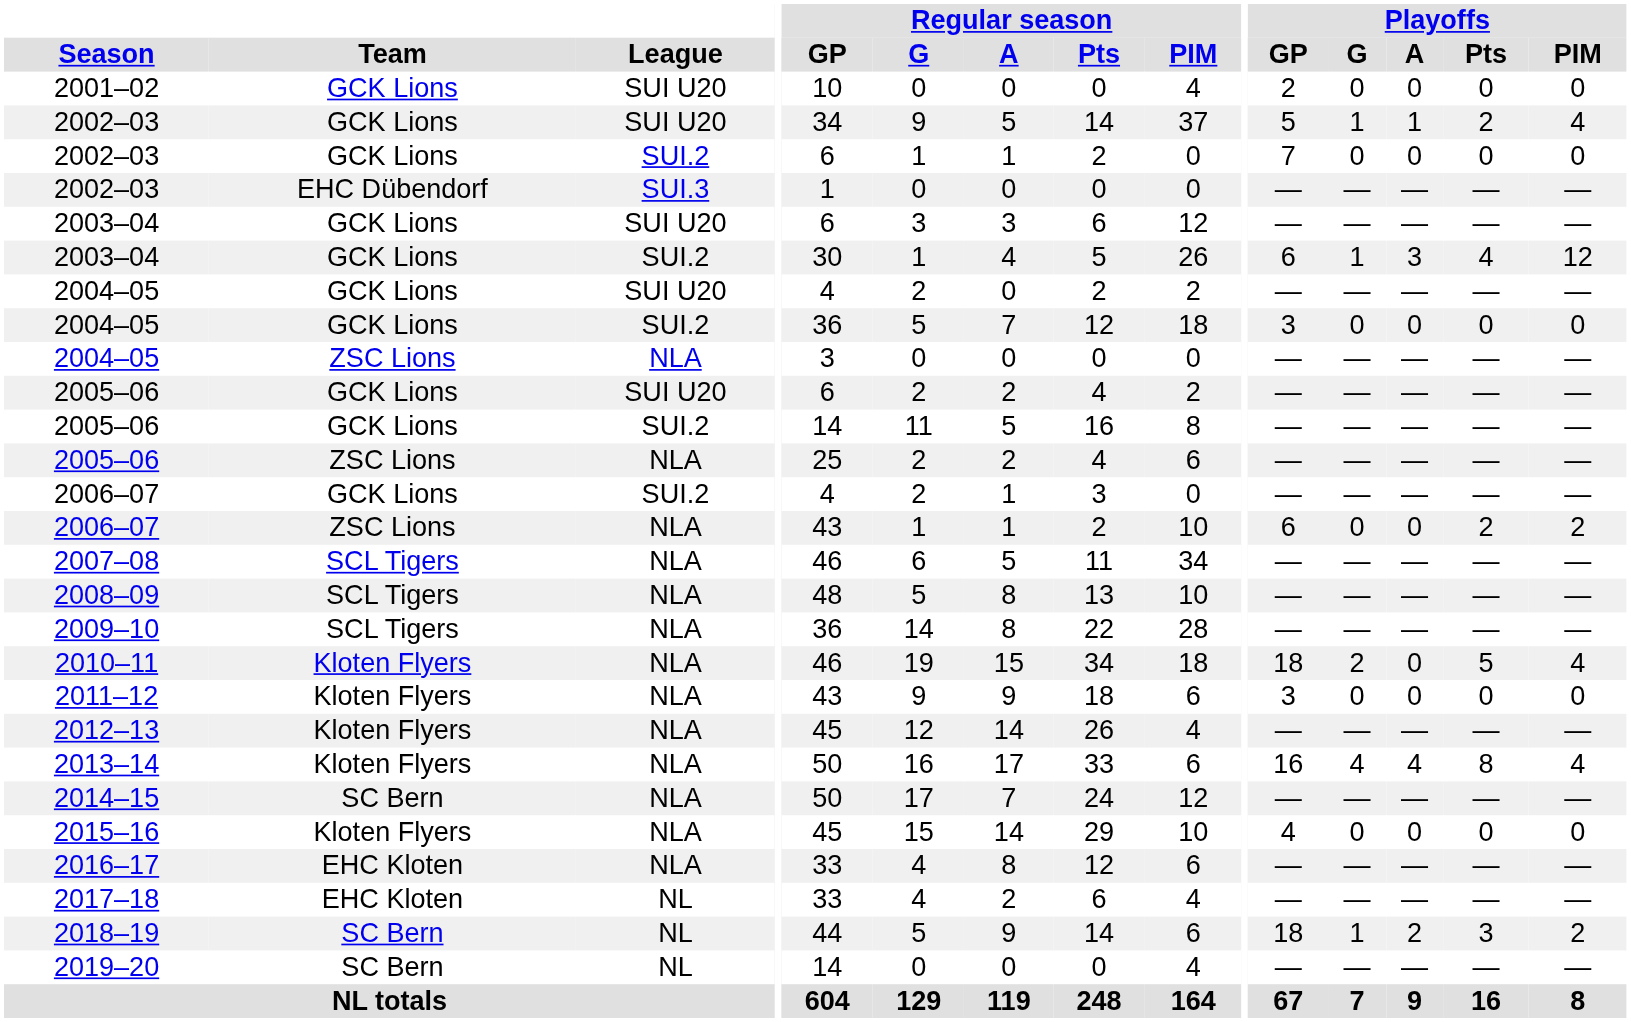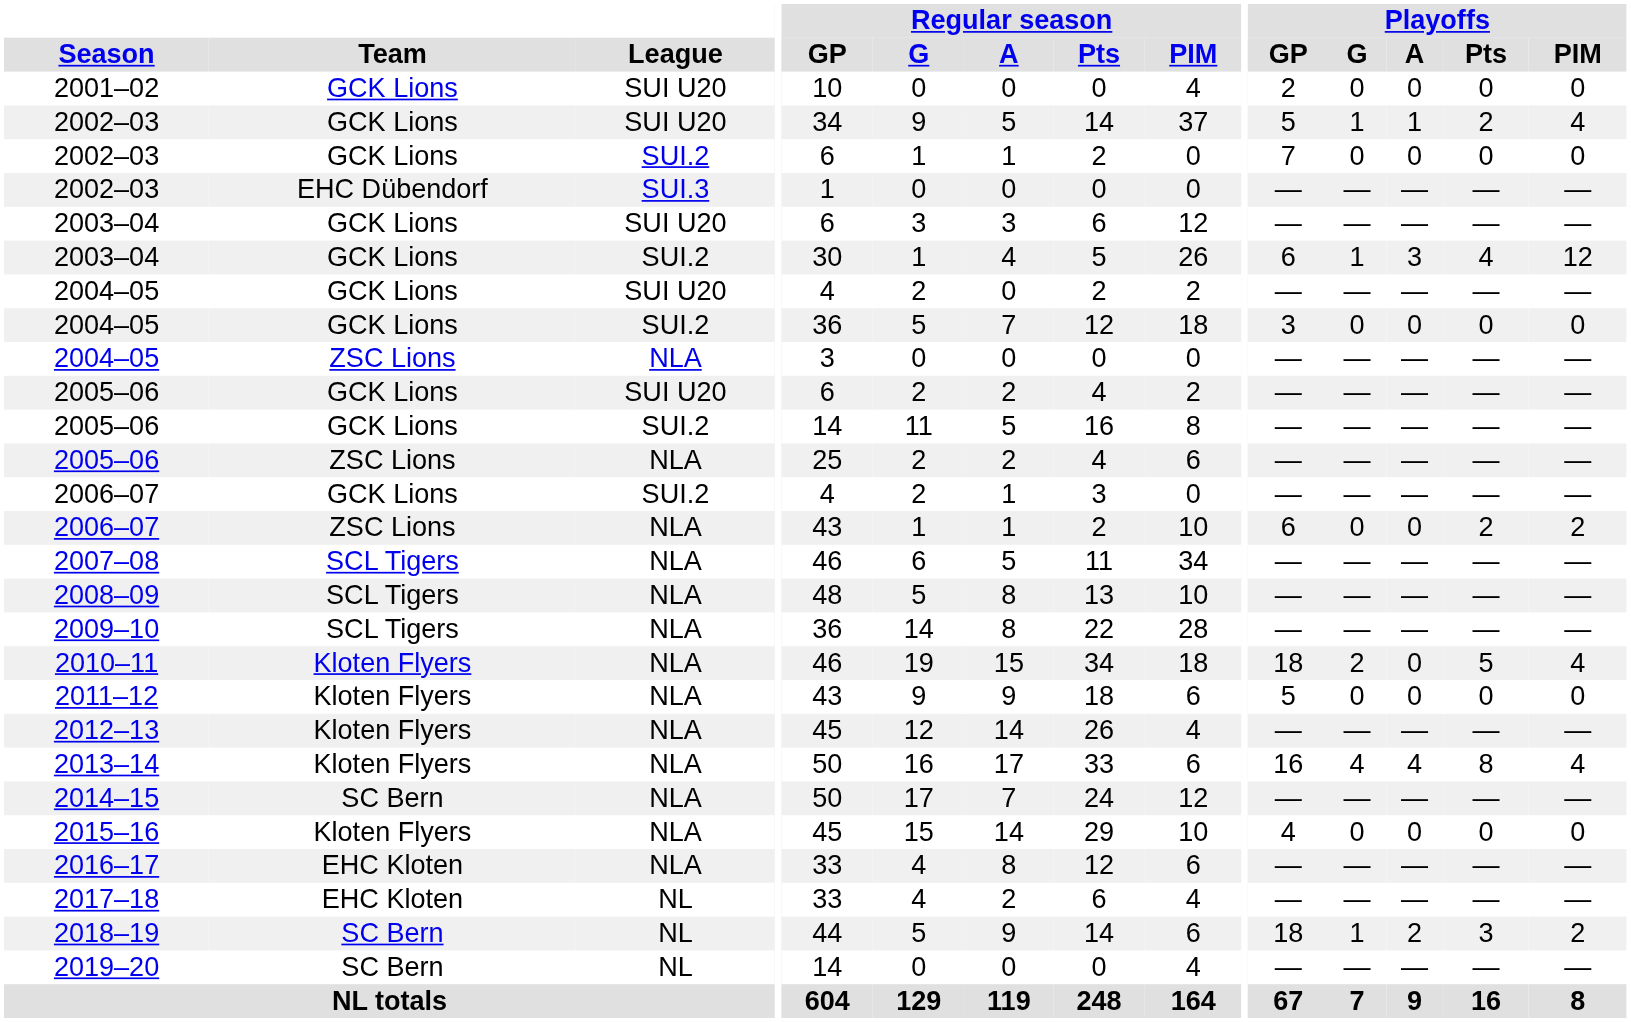(1288, 696) 3 -> (1288, 696) 5
